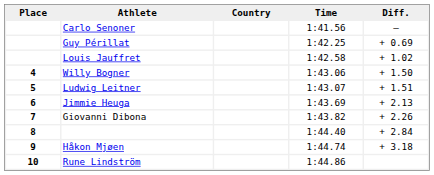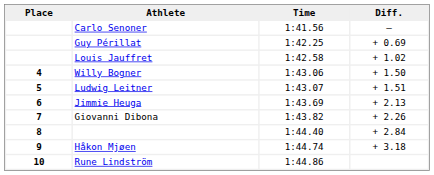- column: (251, 13)
